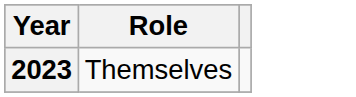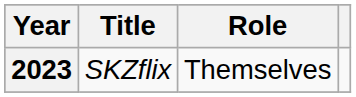+ column: (128, 26)
